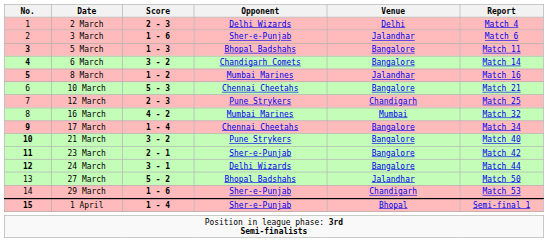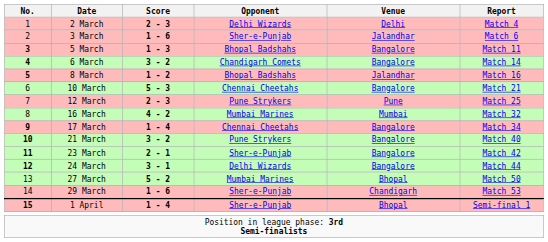(260, 75) Mumbai Marines -> (260, 75) Bhopal Badshahs
(393, 101) Chandigarh -> (393, 101) Pune
(260, 179) Bhopal Badshahs -> (260, 179) Mumbai Marines
(393, 179) Jalandhar -> (393, 179) Bhopal
